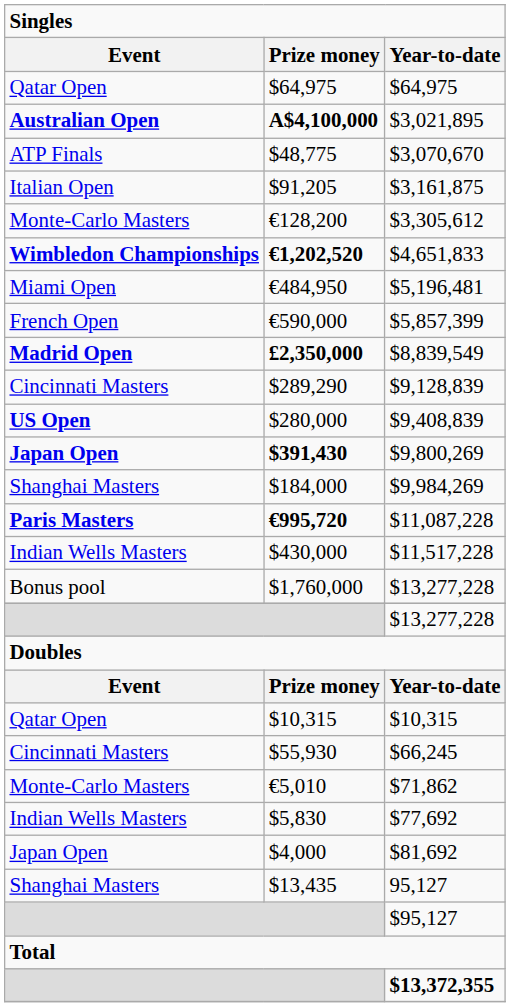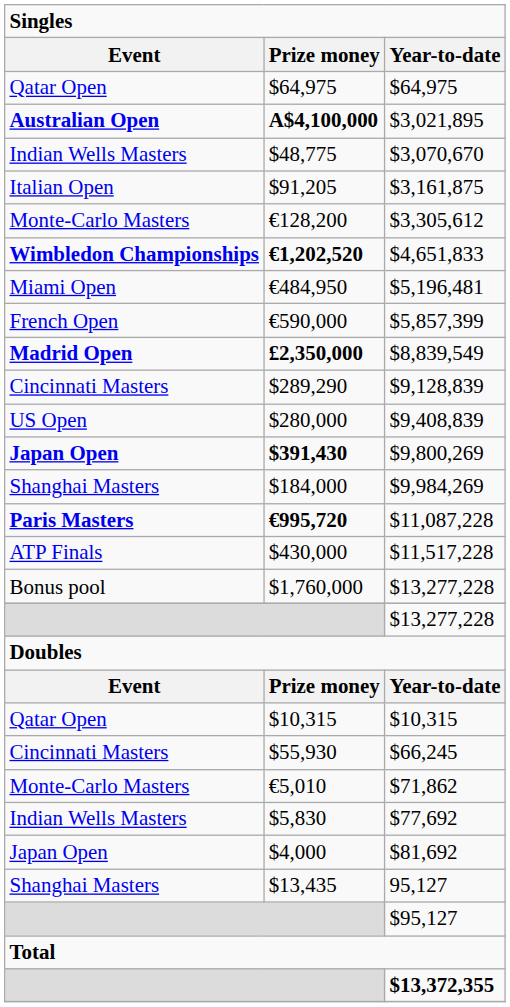(56, 154) ATP Finals -> (98, 154) Indian Wells Masters
(50, 420) bold -> (48, 420) normal
(98, 552) Indian Wells Masters -> (56, 552) ATP Finals
